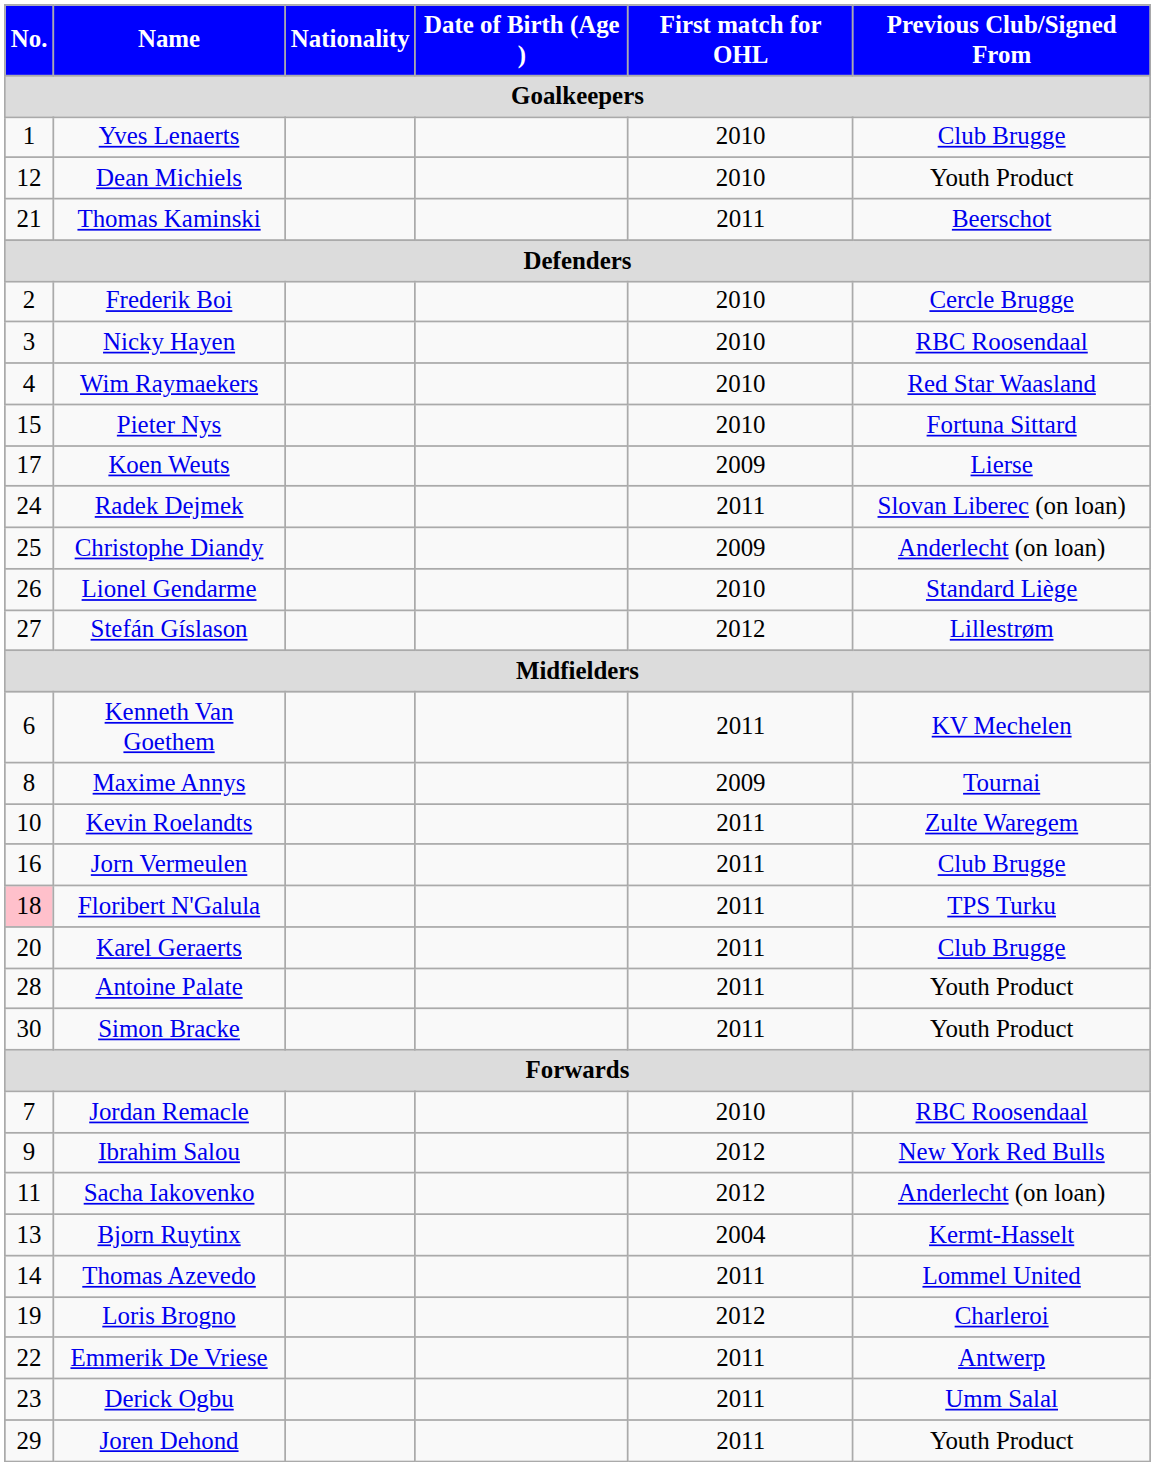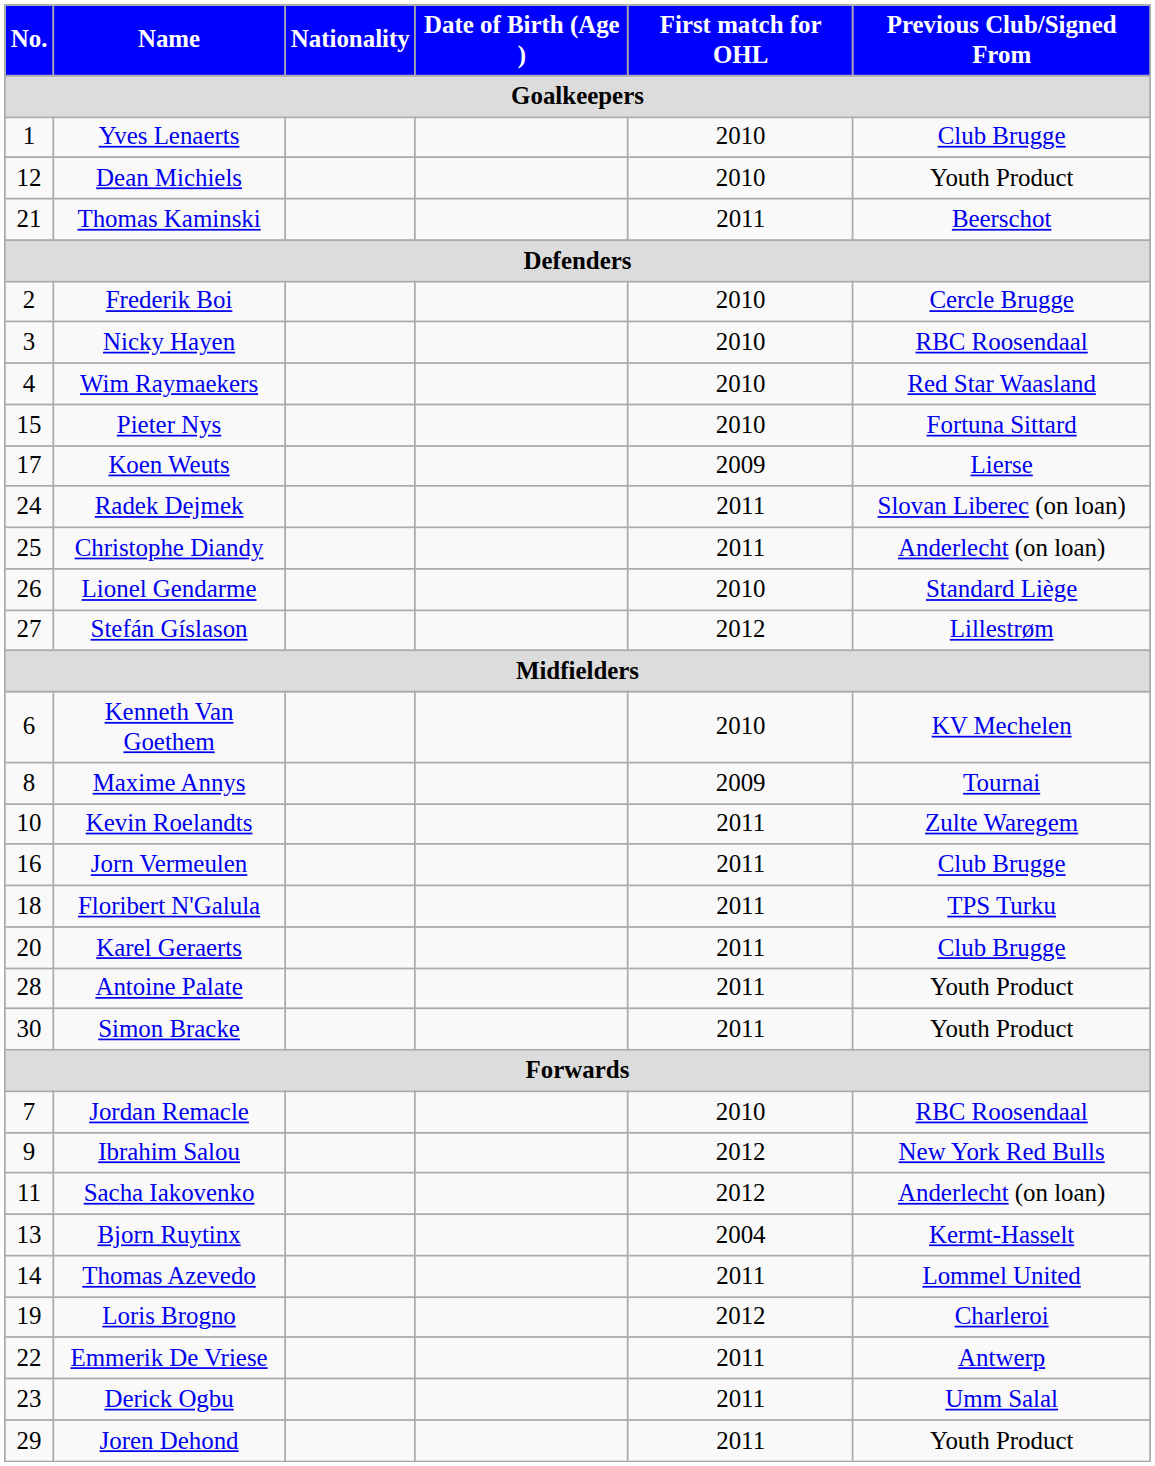(741, 547) 2009 -> (741, 547) 2011
(741, 726) 2011 -> (741, 726) 2010
(29, 906) pink background -> (29, 906) no background
